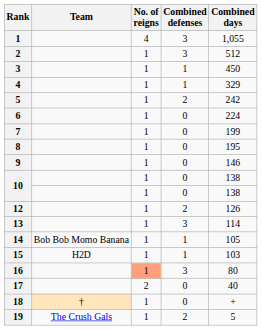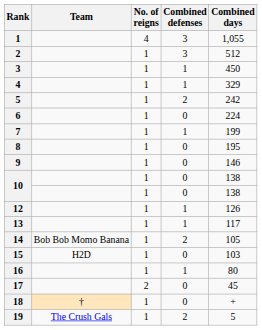(185, 131) 0 -> (185, 131) 1
(185, 208) 2 -> (185, 208) 1
(185, 224) 3 -> (185, 224) 1
(233, 224) 114 -> (233, 224) 117
(185, 239) 1 -> (185, 239) 2
(185, 255) 1 -> (185, 255) 0
(146, 270) lightsalmon background -> (146, 270) no background
(185, 270) 3 -> (185, 270) 1
(233, 286) 40 -> (233, 286) 45
